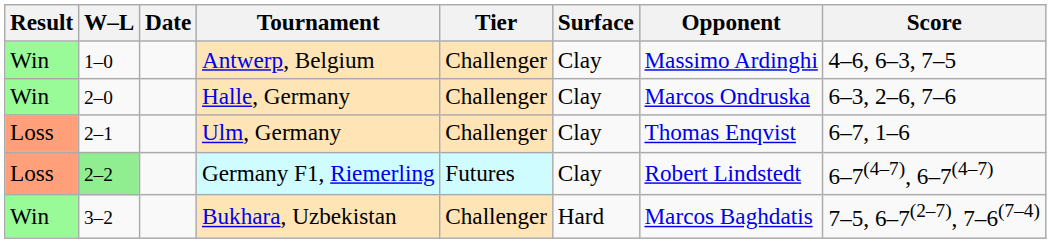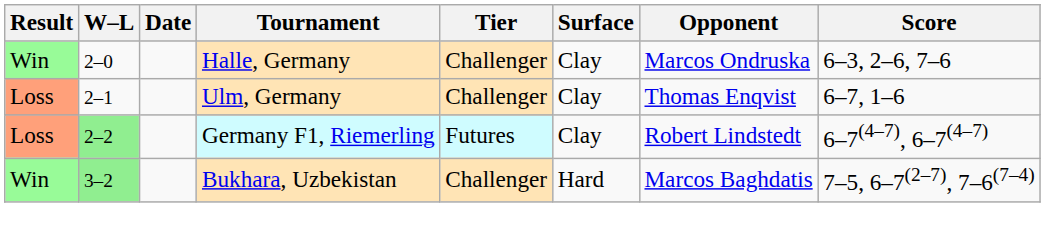- row: (288, 59)
(98, 217) no background -> (98, 180) lightgreen background
